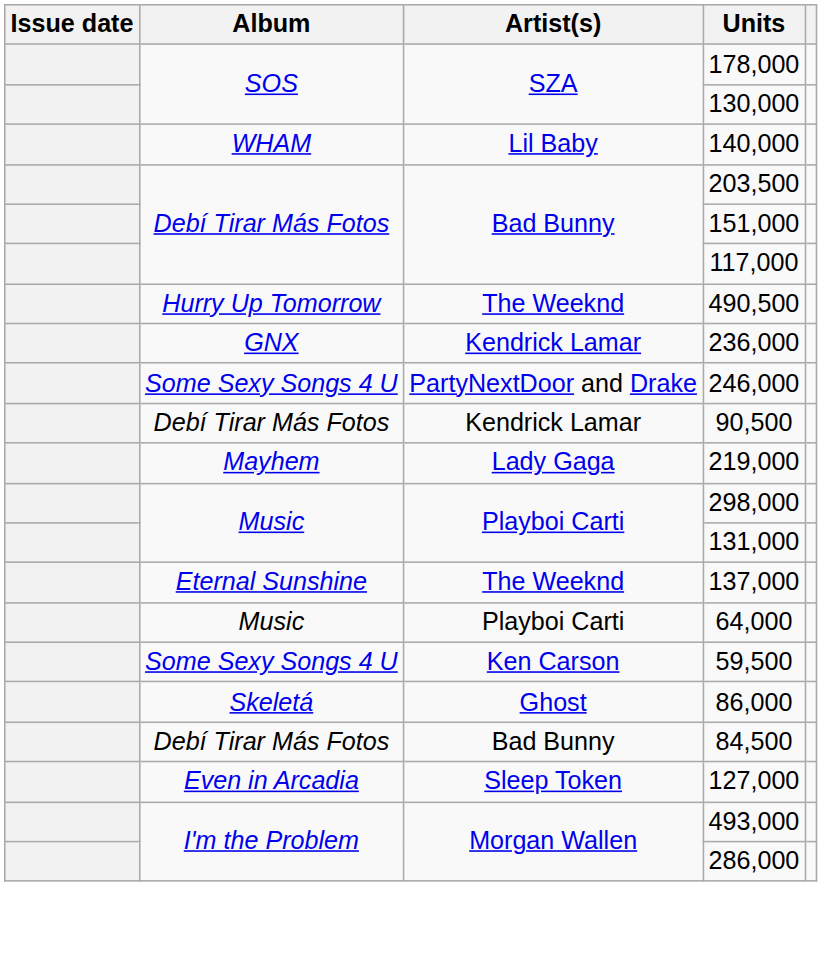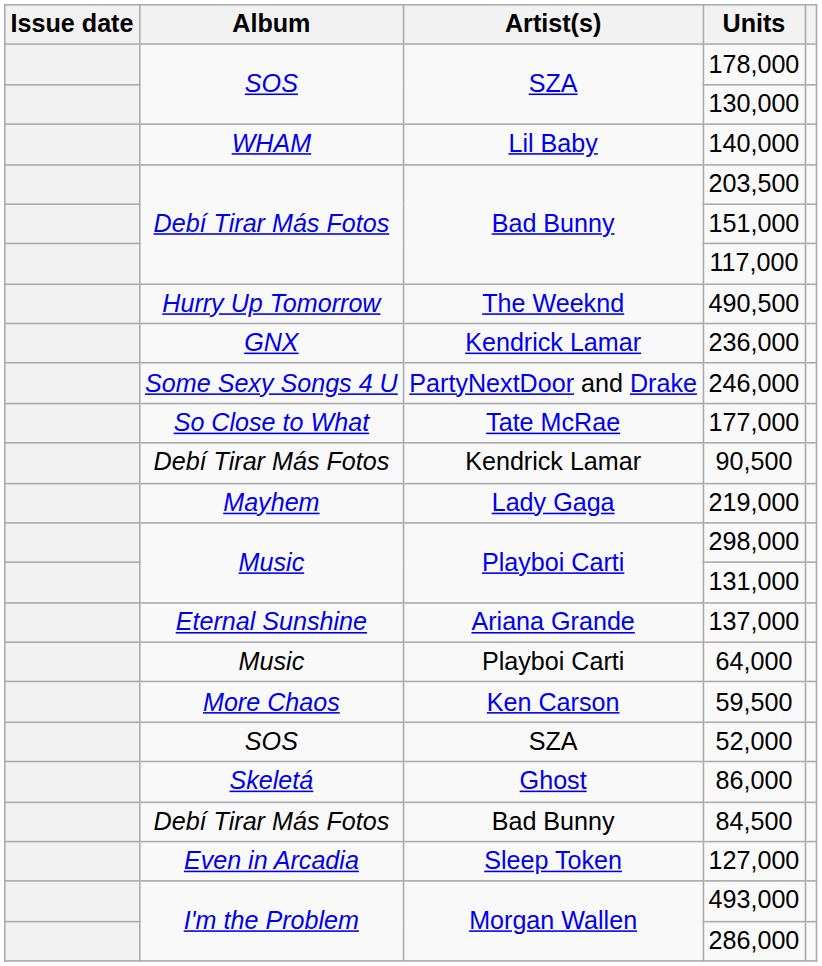+ row: (754, 422)
(553, 582) The Weeknd -> (553, 622) Ariana Grande
(271, 661) Some Sexy Songs 4 U -> (271, 701) More Chaos
+ row: (754, 741)
